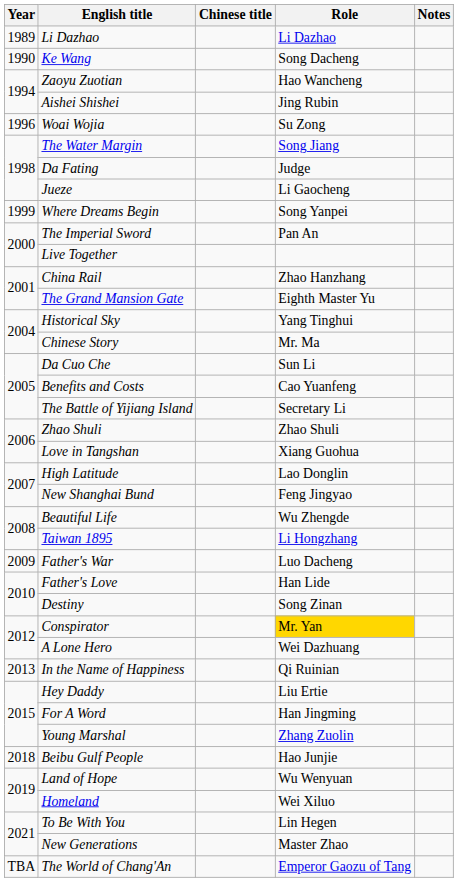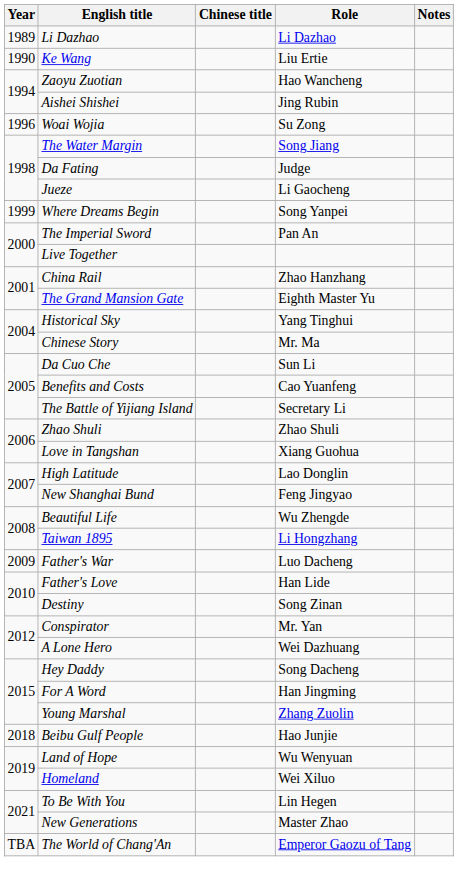(319, 59) Song Dacheng -> (303, 59) Liu Ertie
(300, 626) gold background -> (300, 626) no background
- row: (113, 670)
(303, 691) Liu Ertie -> (319, 670) Song Dacheng
